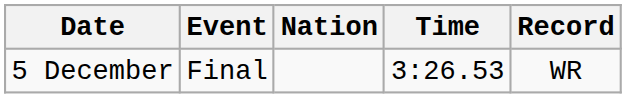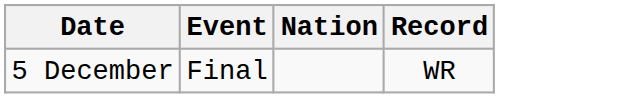- column: (448, 27)
